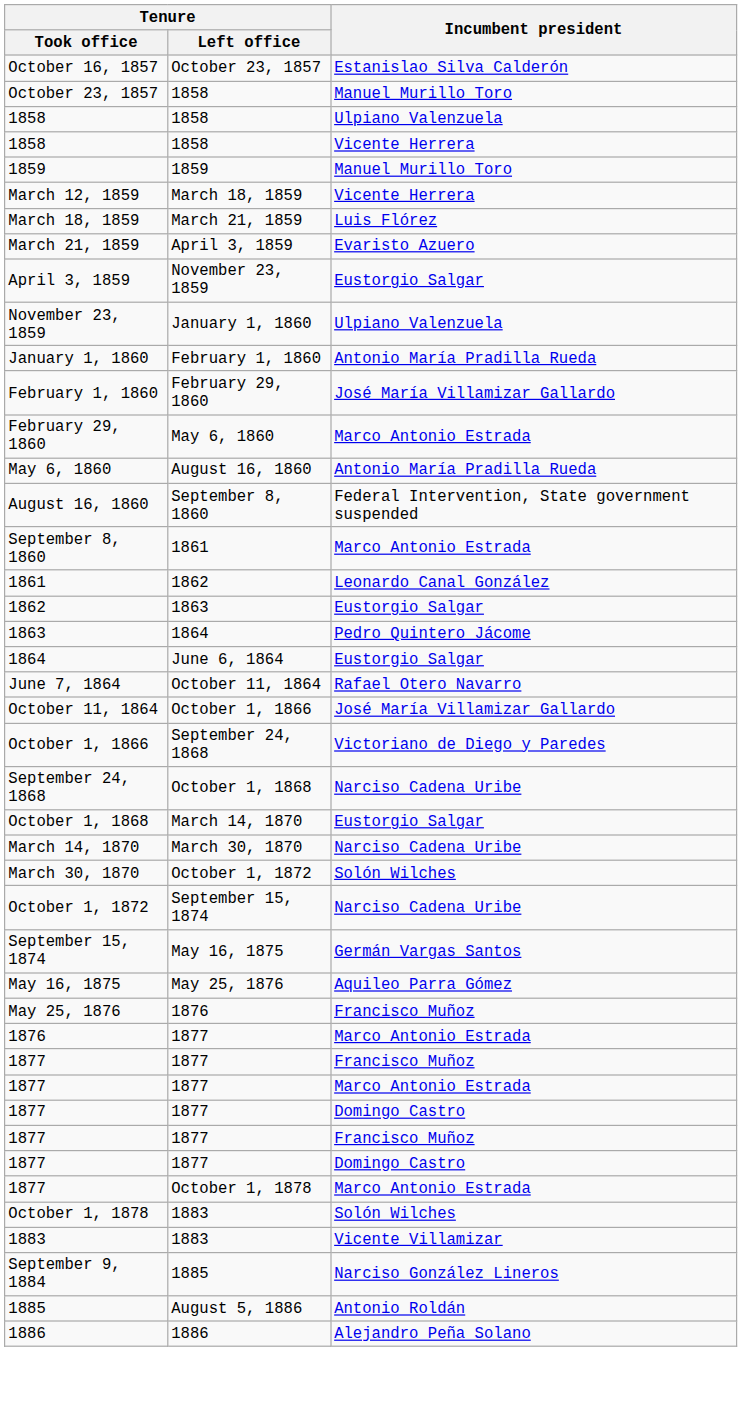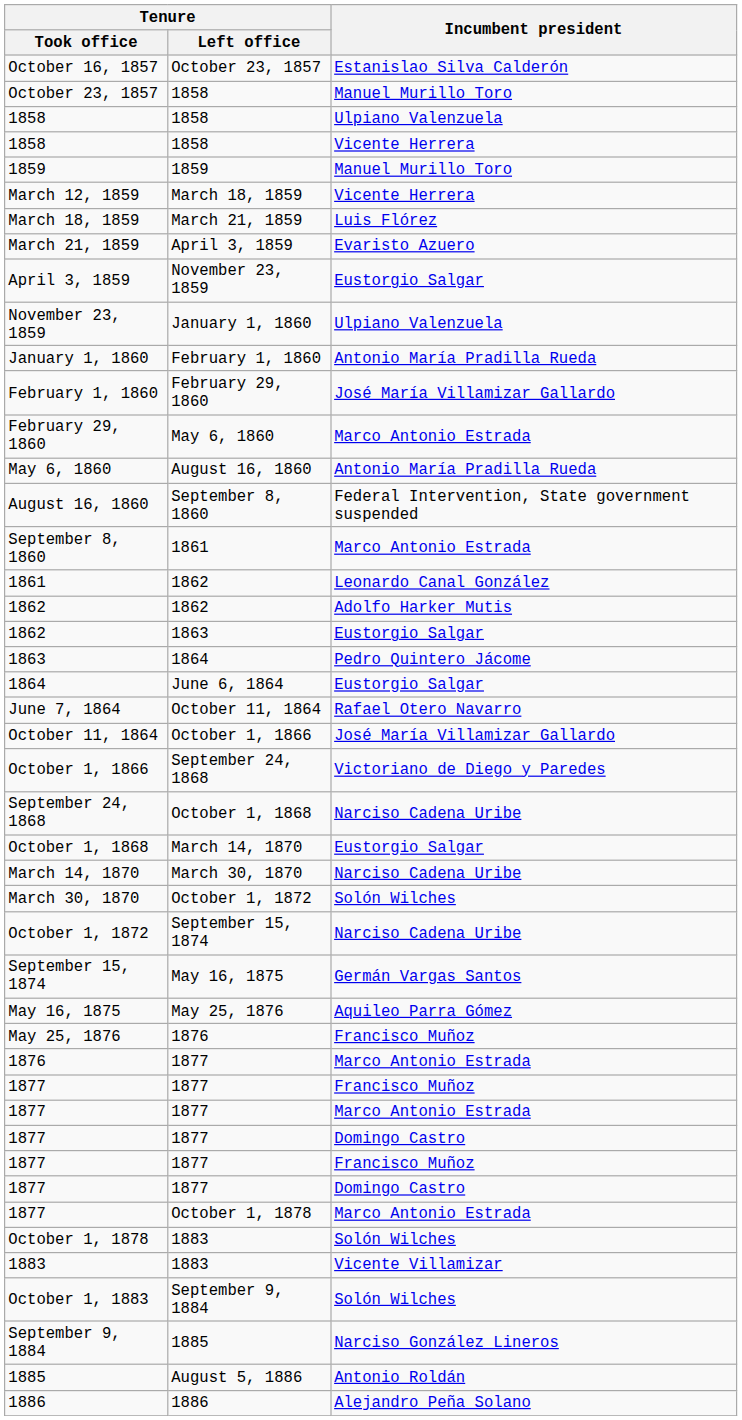+ row: (27, 608)
+ row: (79, 1300)
